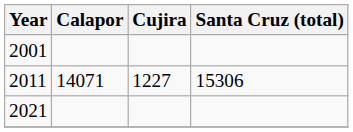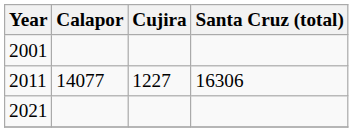(80, 80) 14071 -> (80, 80) 14077
(220, 80) 15306 -> (220, 80) 16306
